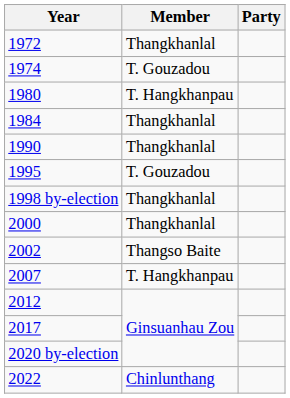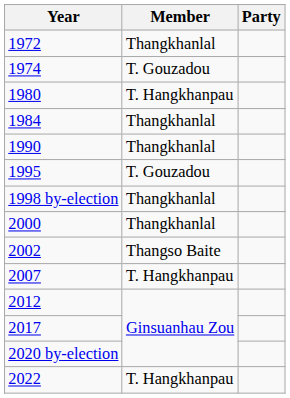(170, 379) Chinlunthang -> (180, 379) T. Hangkhanpau
